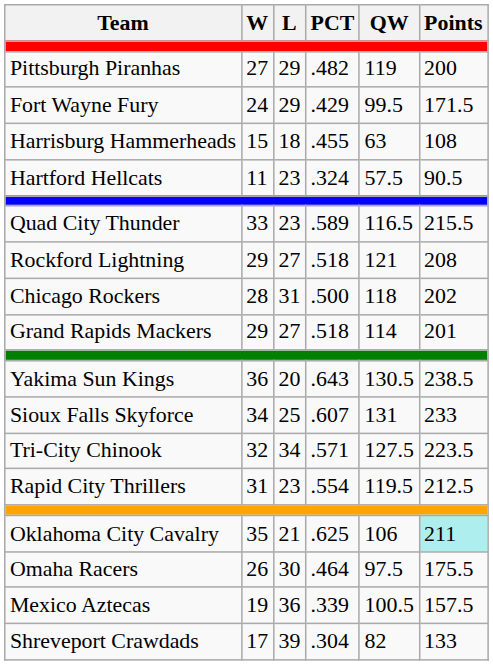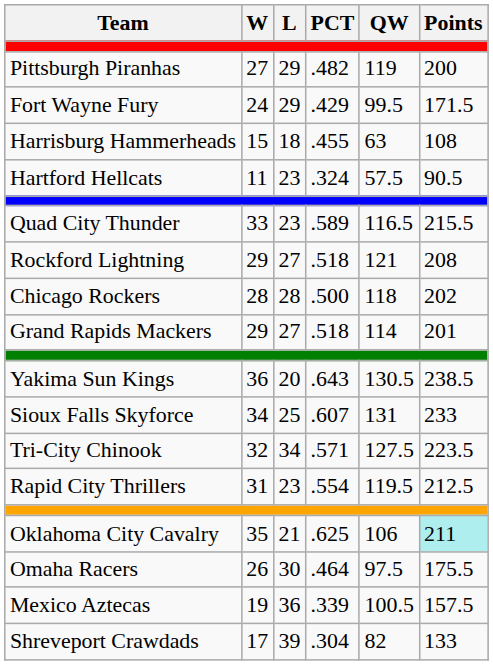(289, 296) 31 -> (289, 296) 28
